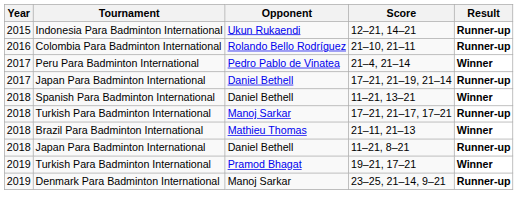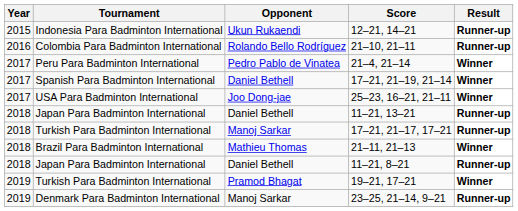(121, 81) Japan Para Badminton International -> (125, 81) Spanish Para Badminton International
(484, 81) Runner-up -> (475, 81) Winner
+ row: (401, 97)
(125, 97) Spanish Para Badminton International -> (121, 114) Japan Para Badminton International
(475, 97) Winner -> (484, 114) Runner-up
